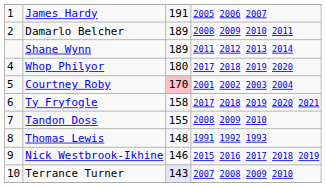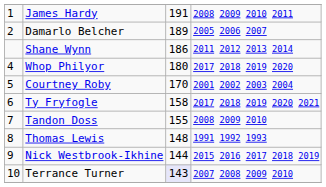(230, 13) 2005 2006 2007 -> (243, 13) 2008 2009 2010 2011
(243, 31) 2008 2009 2010 2011 -> (230, 31) 2005 2006 2007
(179, 49) 189 -> (179, 49) 186
(179, 85) pink background -> (179, 85) no background
(179, 156) 146 -> (179, 156) 144
